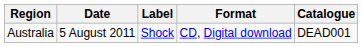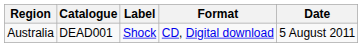columns swapped: (97, 14) <-> (326, 14)
